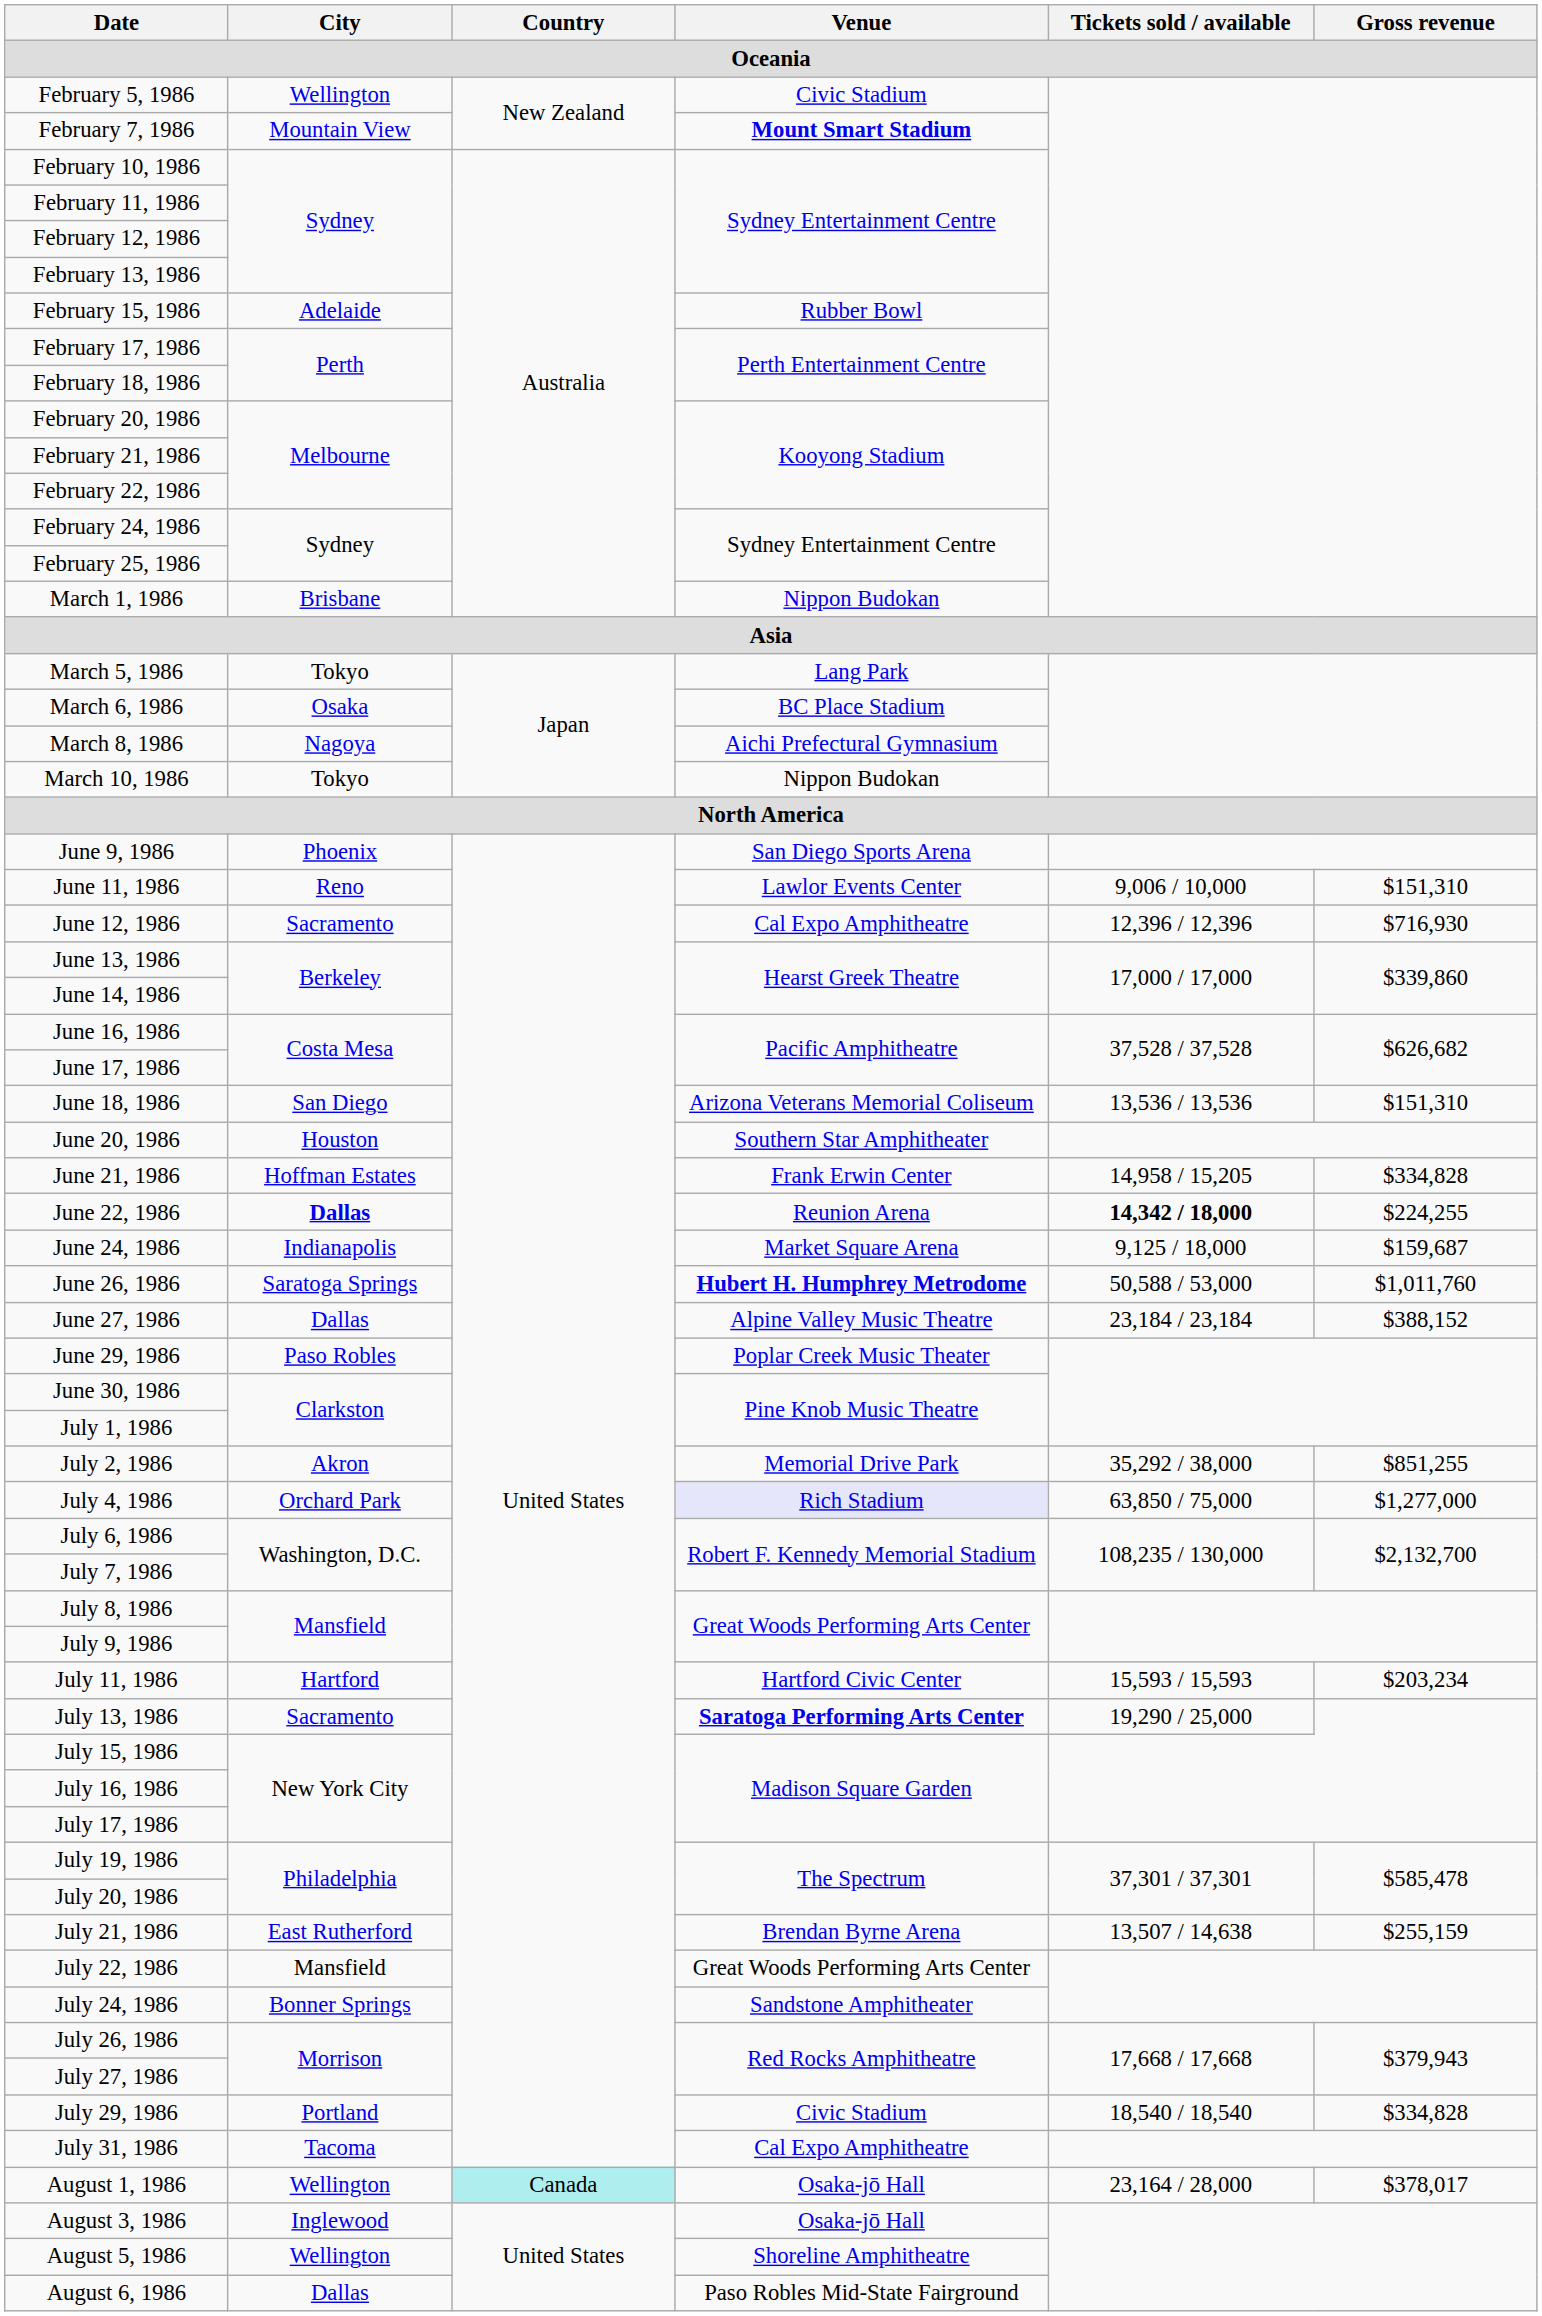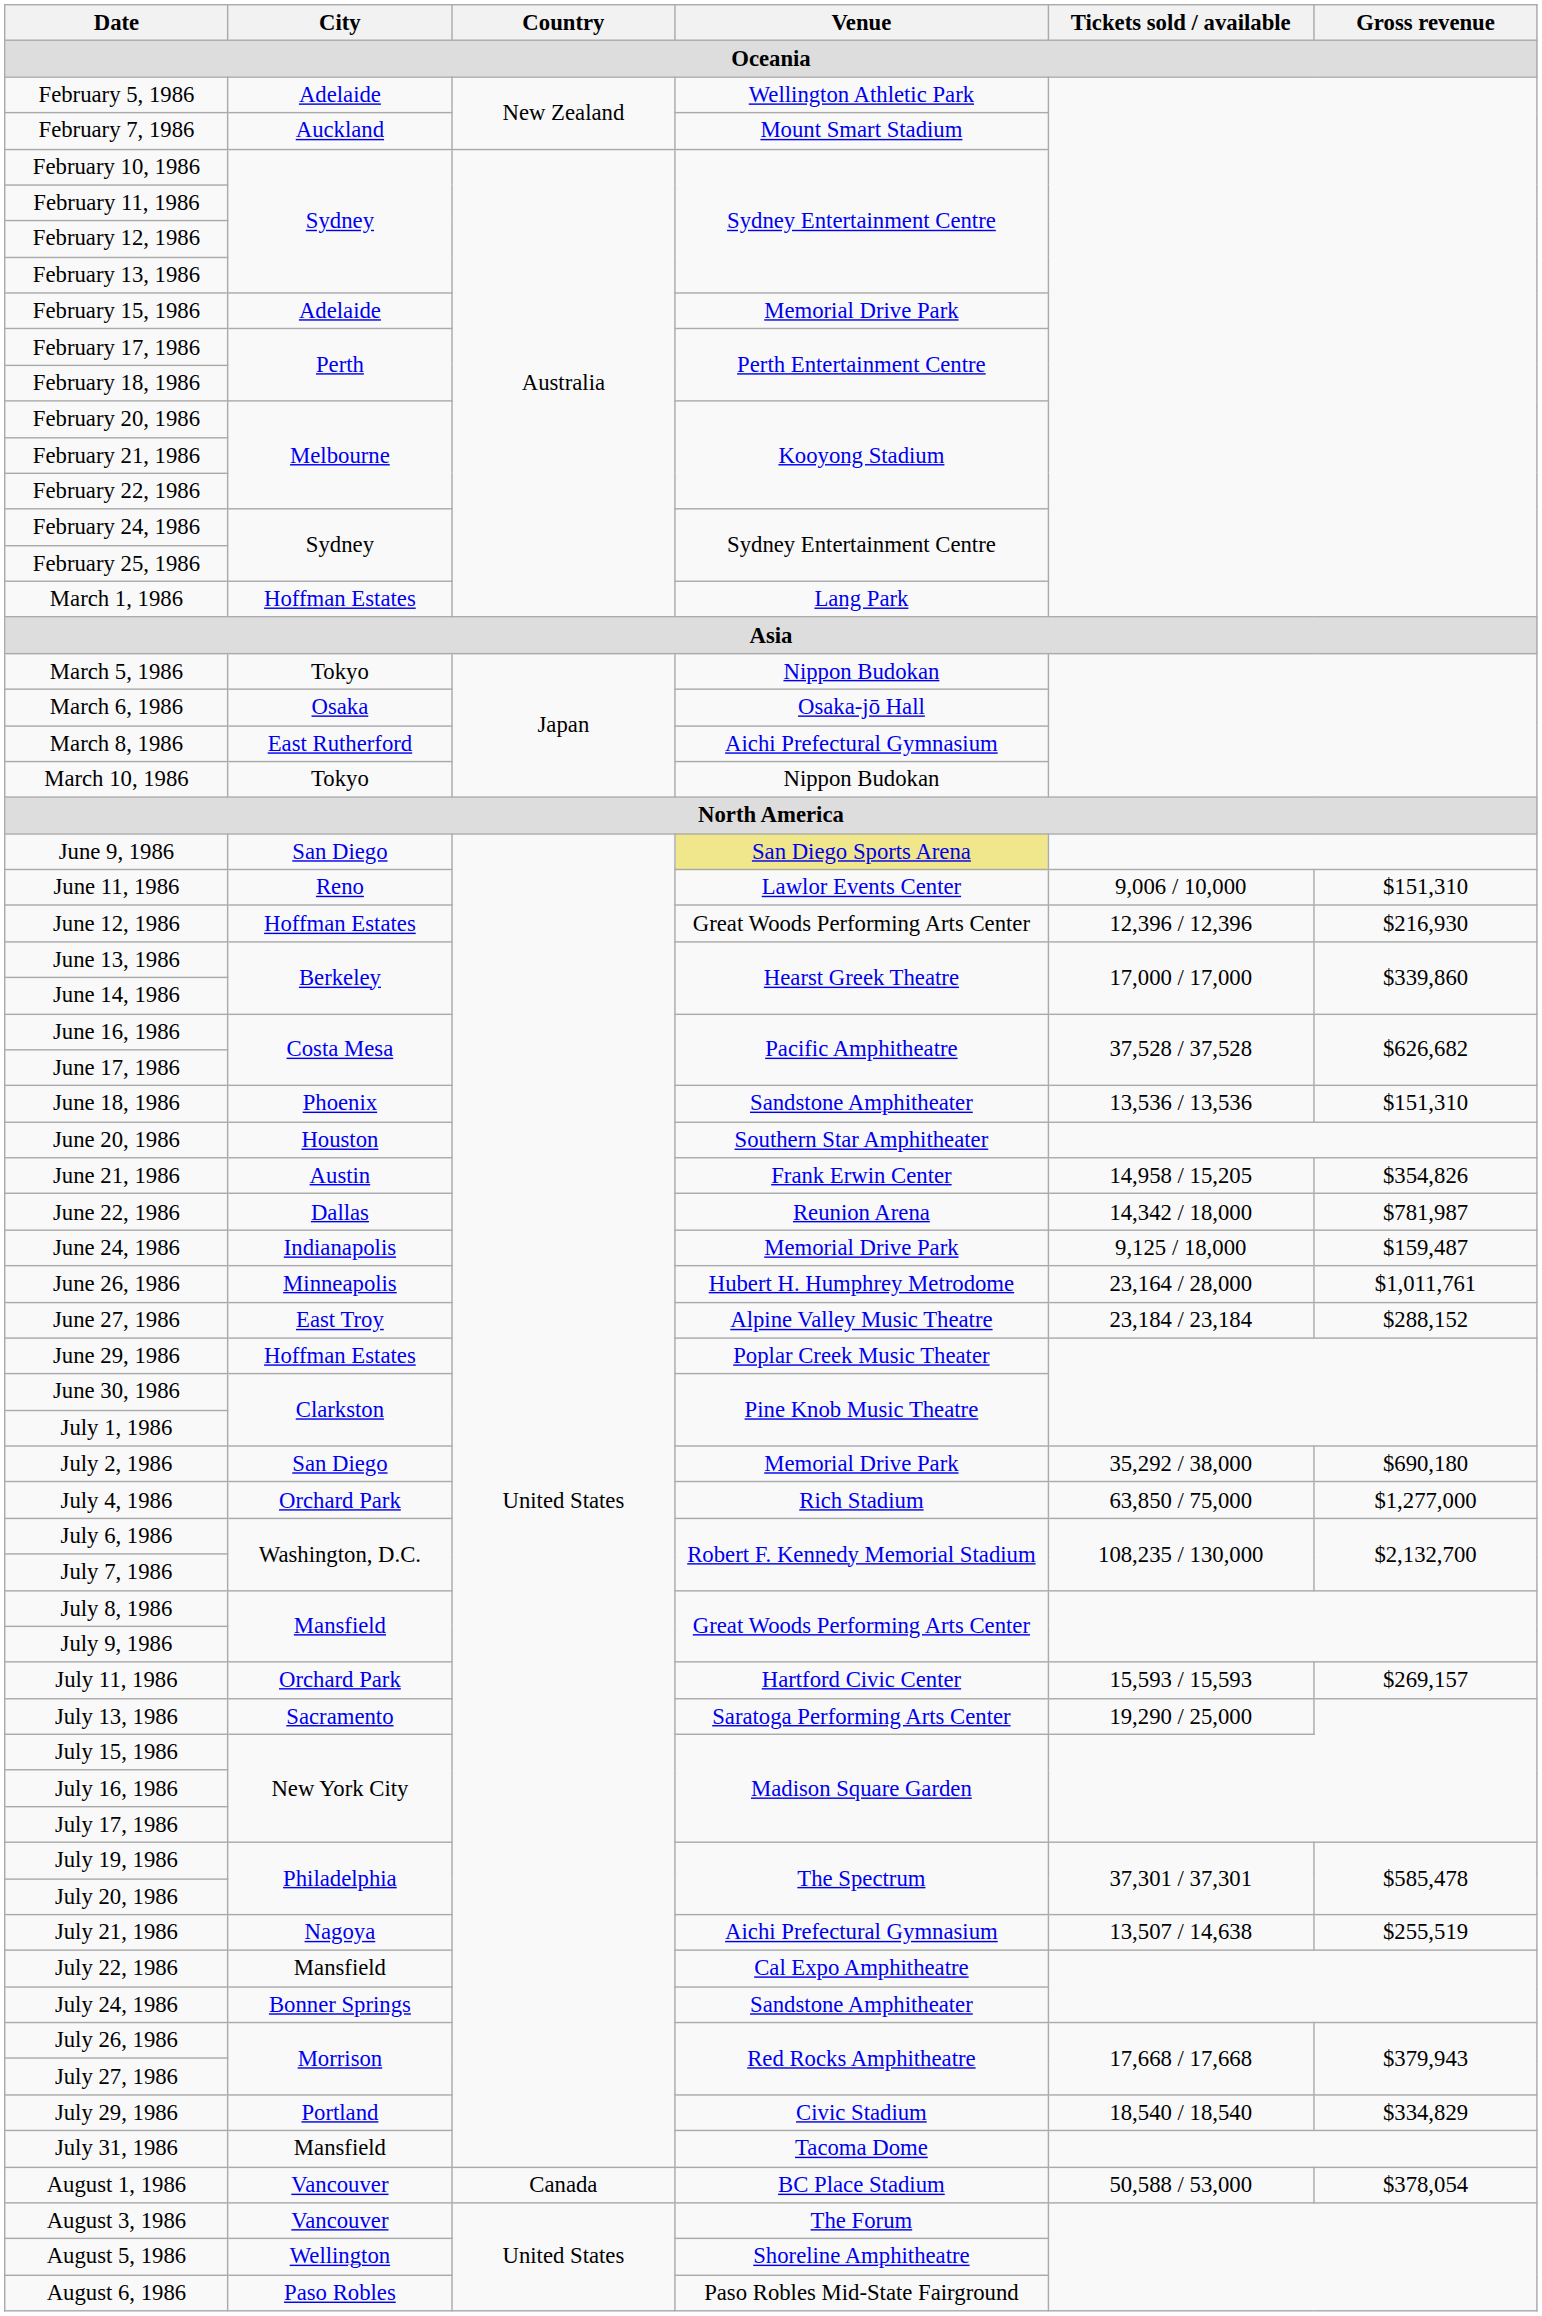(340, 94) Wellington -> (340, 94) Adelaide
(861, 94) Civic Stadium -> (861, 94) Wellington Athletic Park
(340, 130) Mountain View -> (340, 130) Auckland
(861, 130) bold -> (861, 130) normal
(861, 310) Rubber Bowl -> (861, 310) Memorial Drive Park
(340, 599) Brisbane -> (340, 599) Hoffman Estates
(861, 599) Nippon Budokan -> (861, 599) Lang Park
(861, 671) Lang Park -> (861, 671) Nippon Budokan
(861, 707) BC Place Stadium -> (861, 707) Osaka-jō Hall
(340, 743) Nagoya -> (340, 743) East Rutherford
(340, 851) Phoenix -> (340, 851) San Diego
(861, 851) no background -> (861, 851) khaki background
(340, 923) Sacramento -> (340, 923) Hoffman Estates
(861, 923) Cal Expo Amphitheatre -> (861, 923) Great Woods Performing Arts Center
(1426, 923) $716,930 -> (1426, 923) $216,930
(340, 1103) San Diego -> (340, 1103) Phoenix
(861, 1103) Arizona Veterans Memorial Coliseum -> (861, 1103) Sandstone Amphitheater
(340, 1175) Hoffman Estates -> (340, 1175) Austin
(1426, 1175) $334,828 -> (1426, 1175) $354,826
(340, 1211) bold -> (340, 1211) normal
(1181, 1211) bold -> (1181, 1211) normal
(1426, 1211) $224,255 -> (1426, 1211) $781,987
(861, 1247) Market Square Arena -> (861, 1247) Memorial Drive Park
(1426, 1247) $159,687 -> (1426, 1247) $159,487
(340, 1283) Saratoga Springs -> (340, 1283) Minneapolis
(861, 1283) bold -> (861, 1283) normal
(1181, 1283) 50,588 / 53,000 -> (1181, 1283) 23,164 / 28,000
(1426, 1283) $1,011,760 -> (1426, 1283) $1,011,761
(340, 1319) Dallas -> (340, 1319) East Troy
(1426, 1319) $388,152 -> (1426, 1319) $288,152
(340, 1355) Paso Robles -> (340, 1355) Hoffman Estates
(340, 1463) Akron -> (340, 1463) San Diego
(1426, 1463) $851,255 -> (1426, 1463) $690,180
(861, 1499) lavender background -> (861, 1499) no background
(340, 1680) Hartford -> (340, 1680) Orchard Park
(1426, 1680) $203,234 -> (1426, 1680) $269,157
(861, 1716) bold -> (861, 1716) normal
(340, 1932) East Rutherford -> (340, 1932) Nagoya
(861, 1932) Brendan Byrne Arena -> (861, 1932) Aichi Prefectural Gymnasium
(1426, 1932) $255,159 -> (1426, 1932) $255,519
(861, 1968) Great Woods Performing Arts Center -> (861, 1968) Cal Expo Amphitheatre
(1426, 2112) $334,828 -> (1426, 2112) $334,829
(340, 2148) Tacoma -> (340, 2148) Mansfield
(861, 2148) Cal Expo Amphitheatre -> (861, 2148) Tacoma Dome
(340, 2184) Wellington -> (340, 2184) Vancouver
(563, 2184) paleturquoise background -> (563, 2184) no background
(861, 2184) Osaka-jō Hall -> (861, 2184) BC Place Stadium
(1181, 2184) 23,164 / 28,000 -> (1181, 2184) 50,588 / 53,000
(1426, 2184) $378,017 -> (1426, 2184) $378,054
(340, 2220) Inglewood -> (340, 2220) Vancouver
(861, 2220) Osaka-jō Hall -> (861, 2220) The Forum
(340, 2292) Dallas -> (340, 2292) Paso Robles
